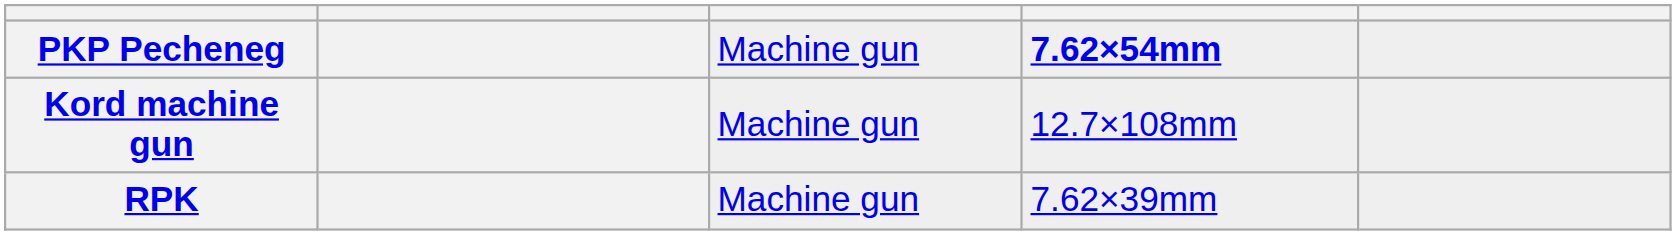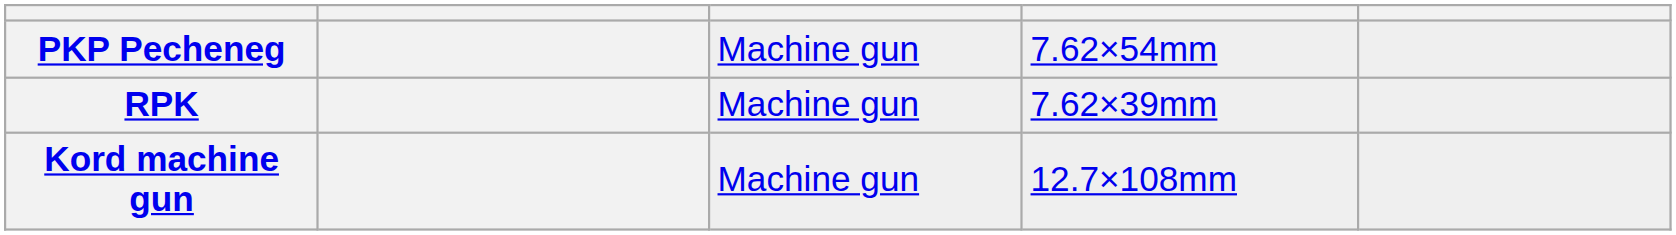(1126, 48) bold -> (1124, 48) normal
rows swapped: (162, 199) <-> (162, 124)
